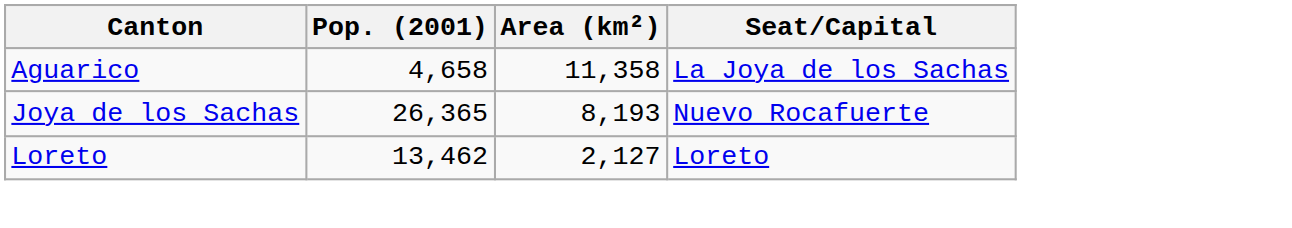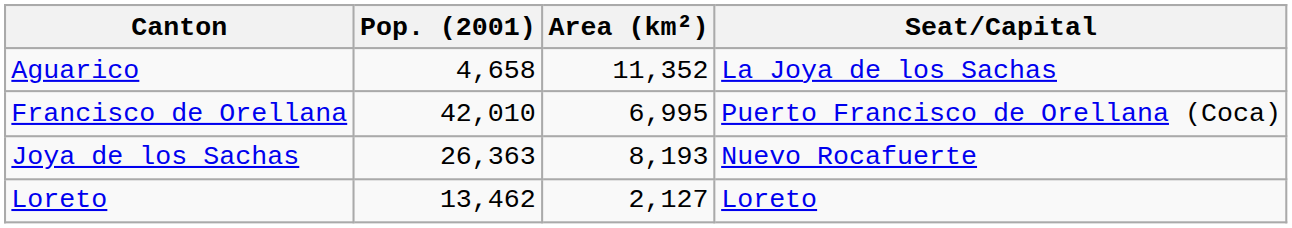(613, 70) 11,358 -> (660, 70) 11,352
+ row: (179, 114)
(440, 114) 26,365 -> (488, 157) 26,363
